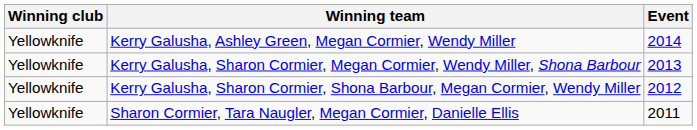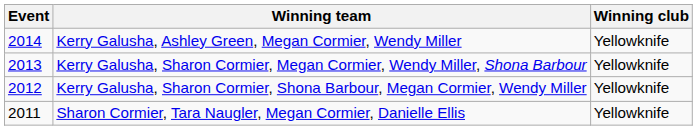columns swapped: (668, 16) <-> (56, 16)
